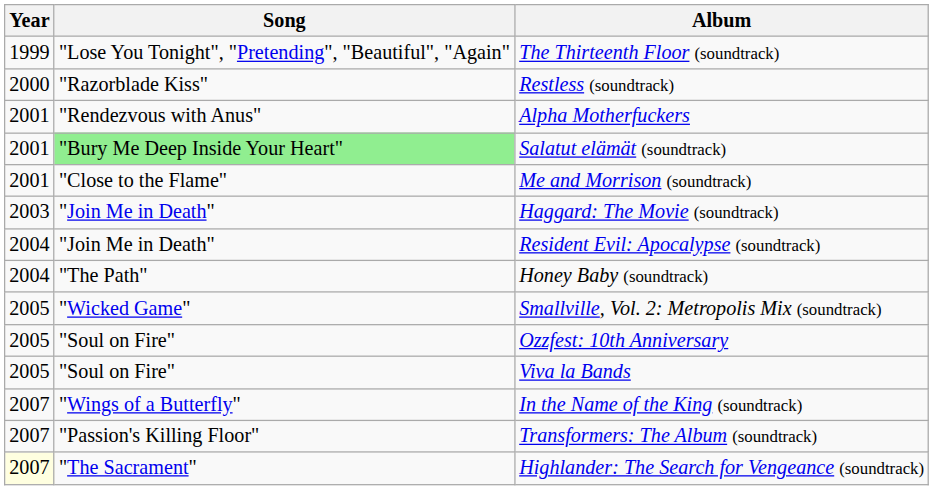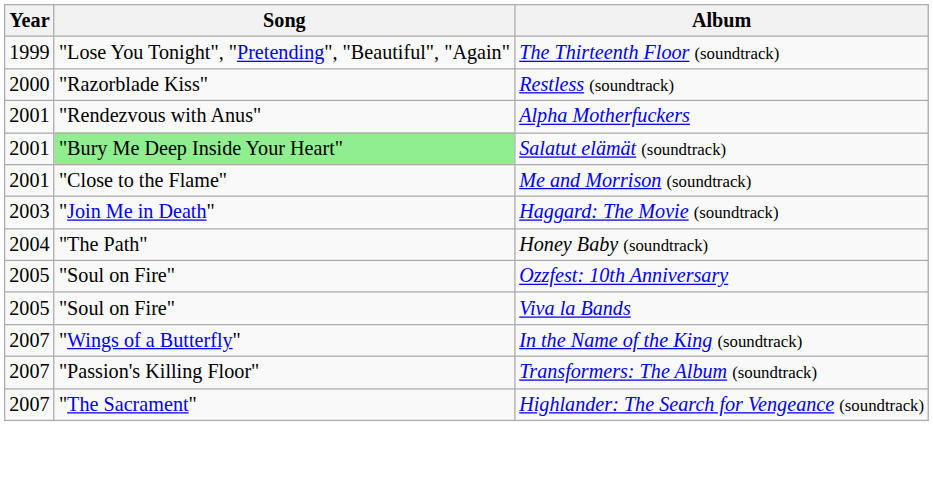- row: (670, 244)
- row: (700, 308)
(29, 468) lightyellow background -> (29, 404) no background
